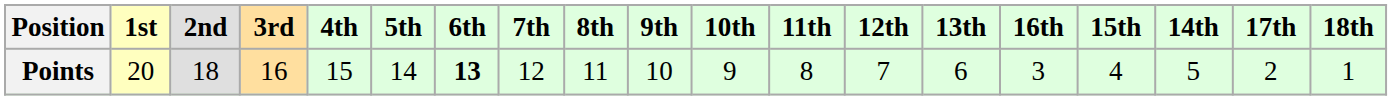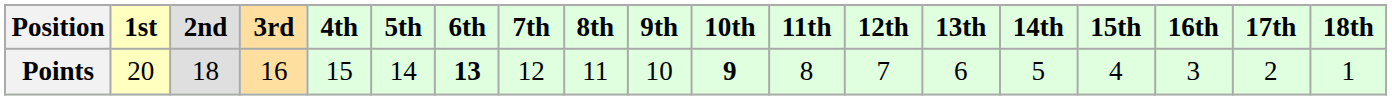columns swapped: (1193, 26) <-> (1038, 26)
(730, 71) normal -> (730, 71) bold
